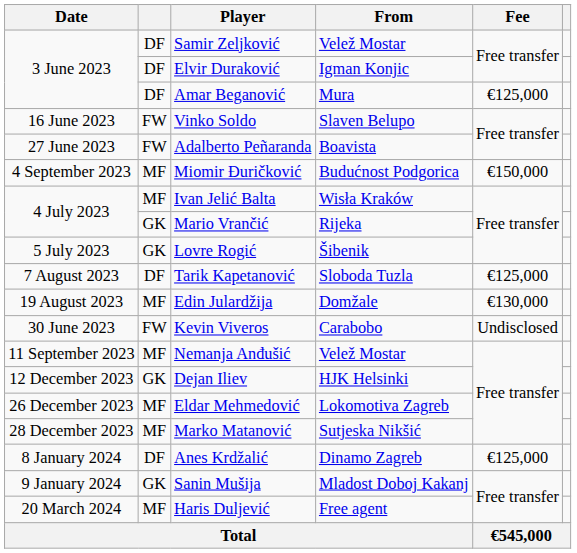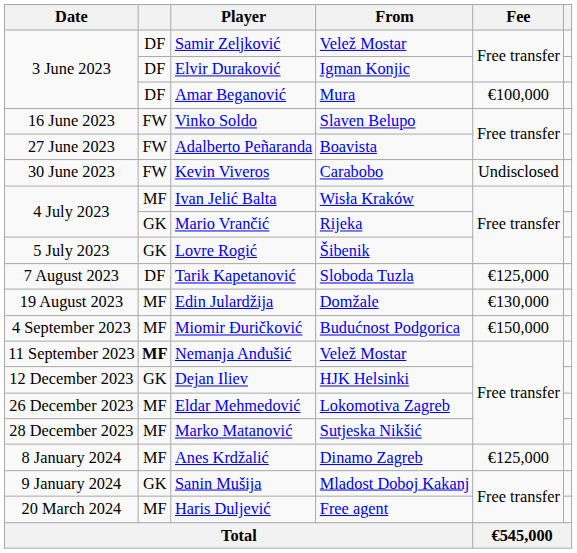(517, 95) €125,000 -> (518, 95) €100,000
rows swapped: (221, 328) <-> (238, 172)
(154, 353) normal -> (155, 353) bold
(154, 457) DF -> (155, 457) MF
